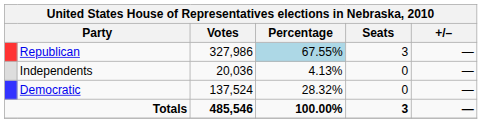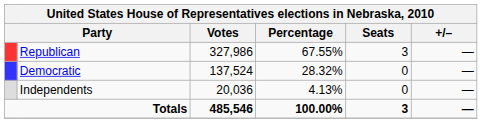(322, 52) lightblue background -> (322, 52) no background
rows swapped: (50, 90) <-> (56, 71)
